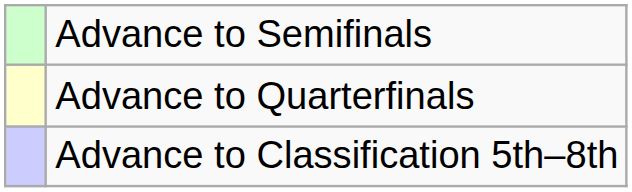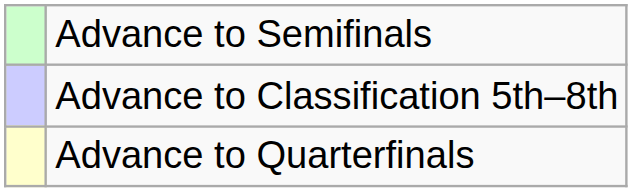rows swapped: (265, 95) <-> (337, 155)
